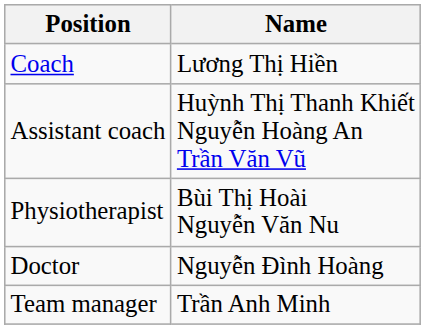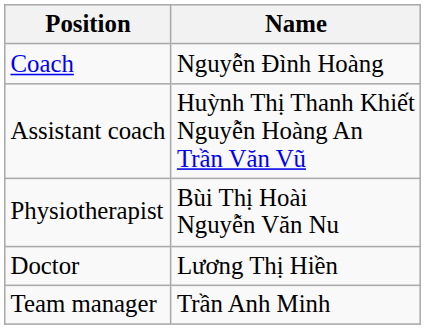(257, 63) Lương Thị Hiền -> (280, 63) Nguyễn Đình Hoàng
(280, 265) Nguyễn Đình Hoàng -> (257, 265) Lương Thị Hiền
